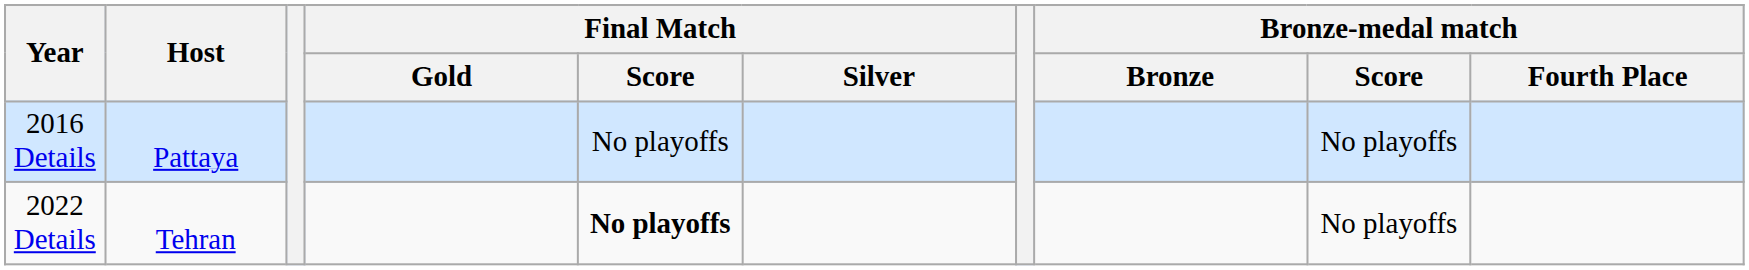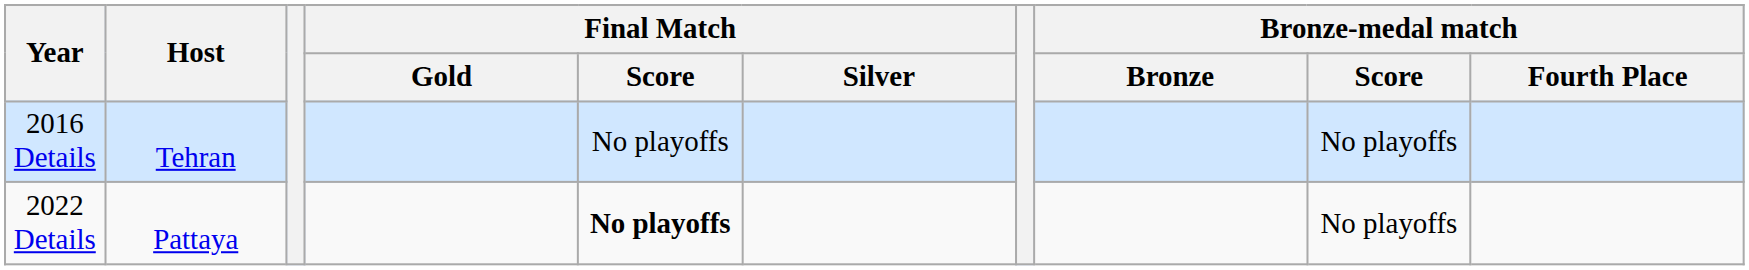(196, 158) Pattaya -> (196, 158) Tehran
(196, 240) Tehran -> (196, 240) Pattaya
